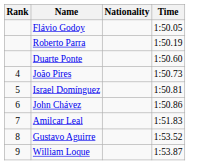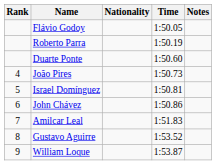+ column: (198, 12)
